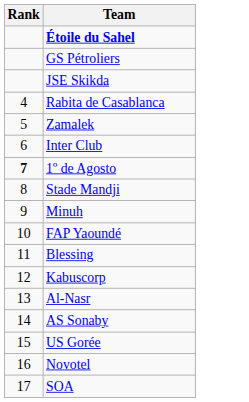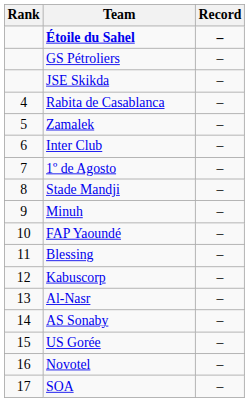+ column: (220, 15)
(24, 168) bold -> (24, 168) normal
